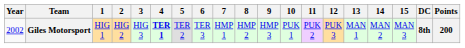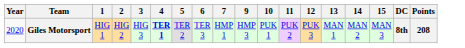- column: (247, 11)
(15, 30) 2002 -> (15, 30) 2020
(446, 30) 200 -> (423, 30) 208
